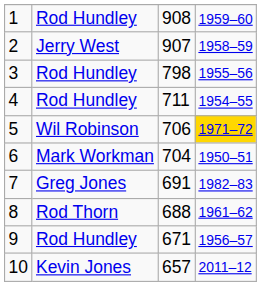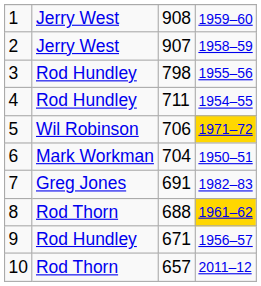(86, 18) Rod Hundley -> (78, 18) Jerry West
(226, 212) no background -> (226, 212) gold background
(84, 267) Kevin Jones -> (77, 267) Rod Thorn
